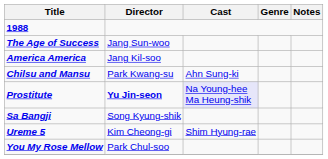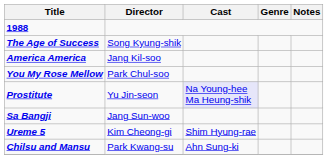(138, 43) Jang Sun-woo -> (144, 43) Song Kyung-shik
rows swapped: (48, 74) <-> (55, 147)
(135, 95) bold -> (133, 95) normal
(144, 116) Song Kyung-shik -> (138, 116) Jang Sun-woo
